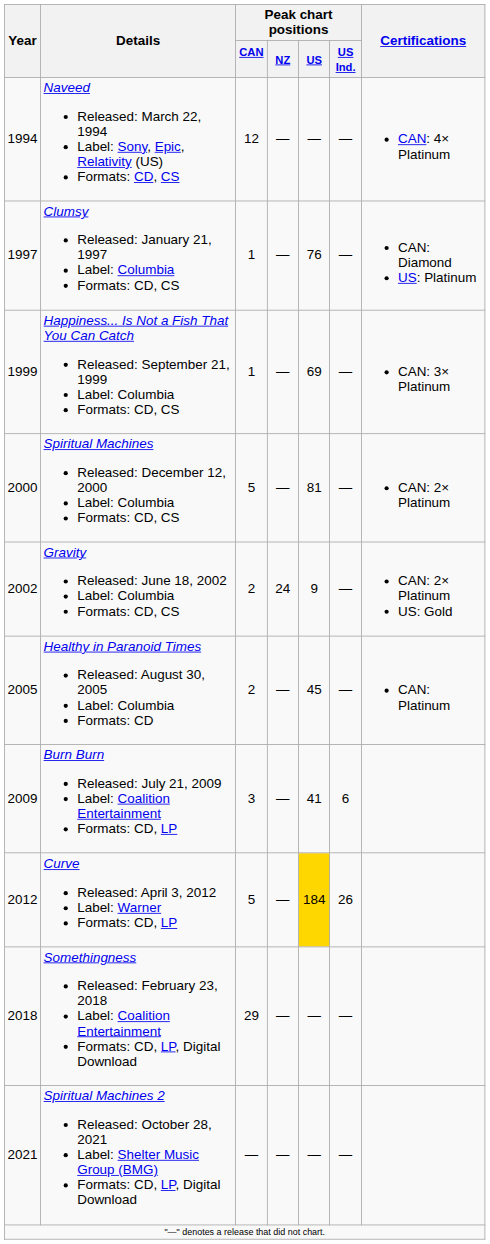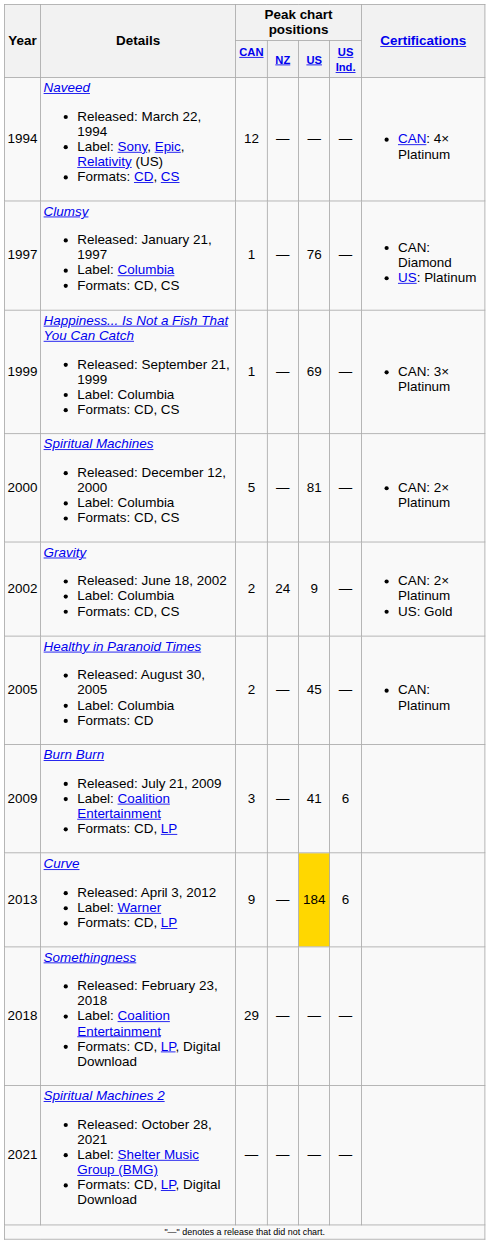(22, 899) 2012 -> (22, 899) 2013
(251, 899) 5 -> (251, 899) 9
(346, 899) 26 -> (346, 899) 6
